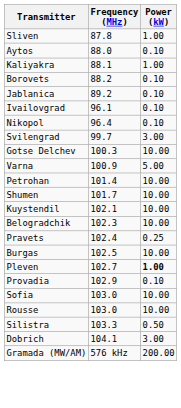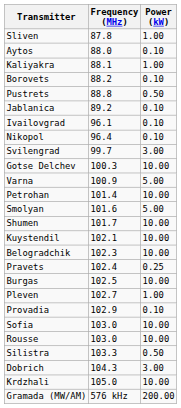+ row: (28, 94)
+ row: (25, 209)
(153, 267) bold -> (153, 295) normal
(104, 339) 104.1 -> (104, 368) 104.3
+ row: (28, 382)
